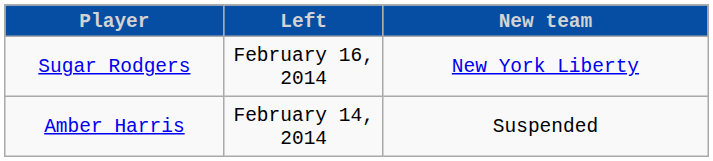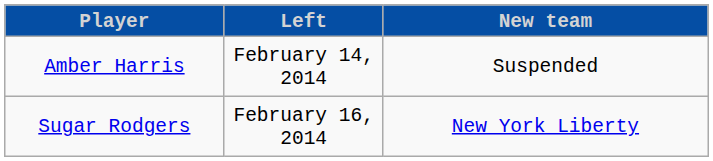rows swapped: (114, 127) <-> (114, 67)
